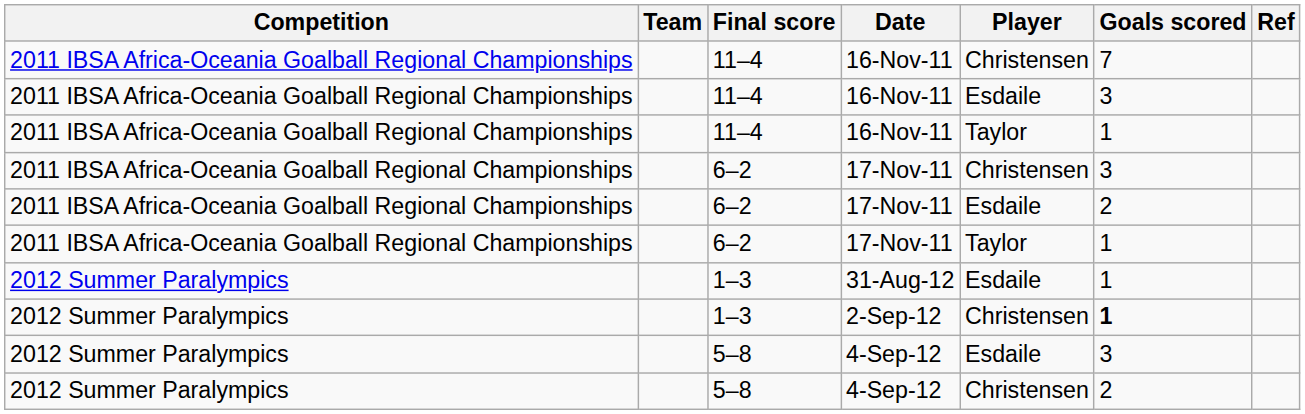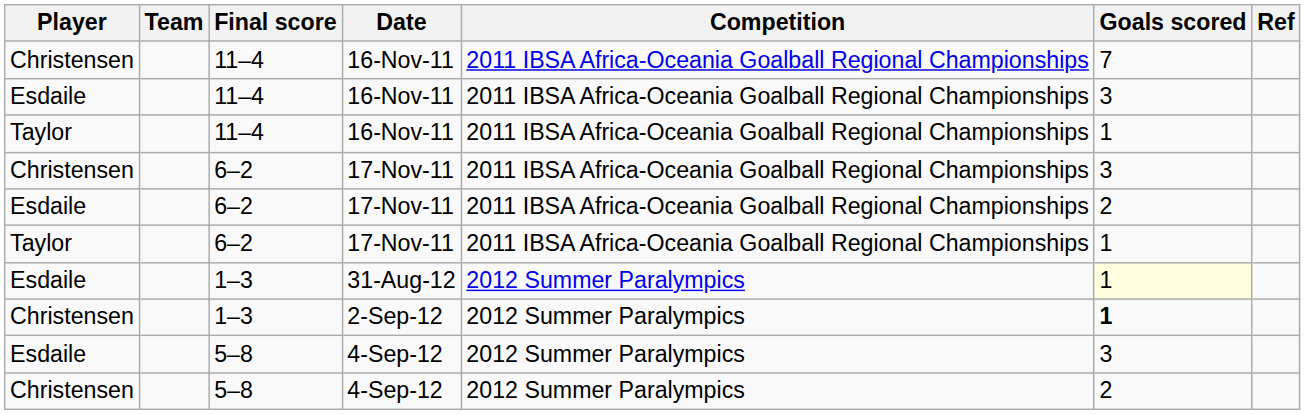columns swapped: (321, 22) <-> (1027, 22)
(1106, 280) no background -> (1106, 280) lightyellow background
